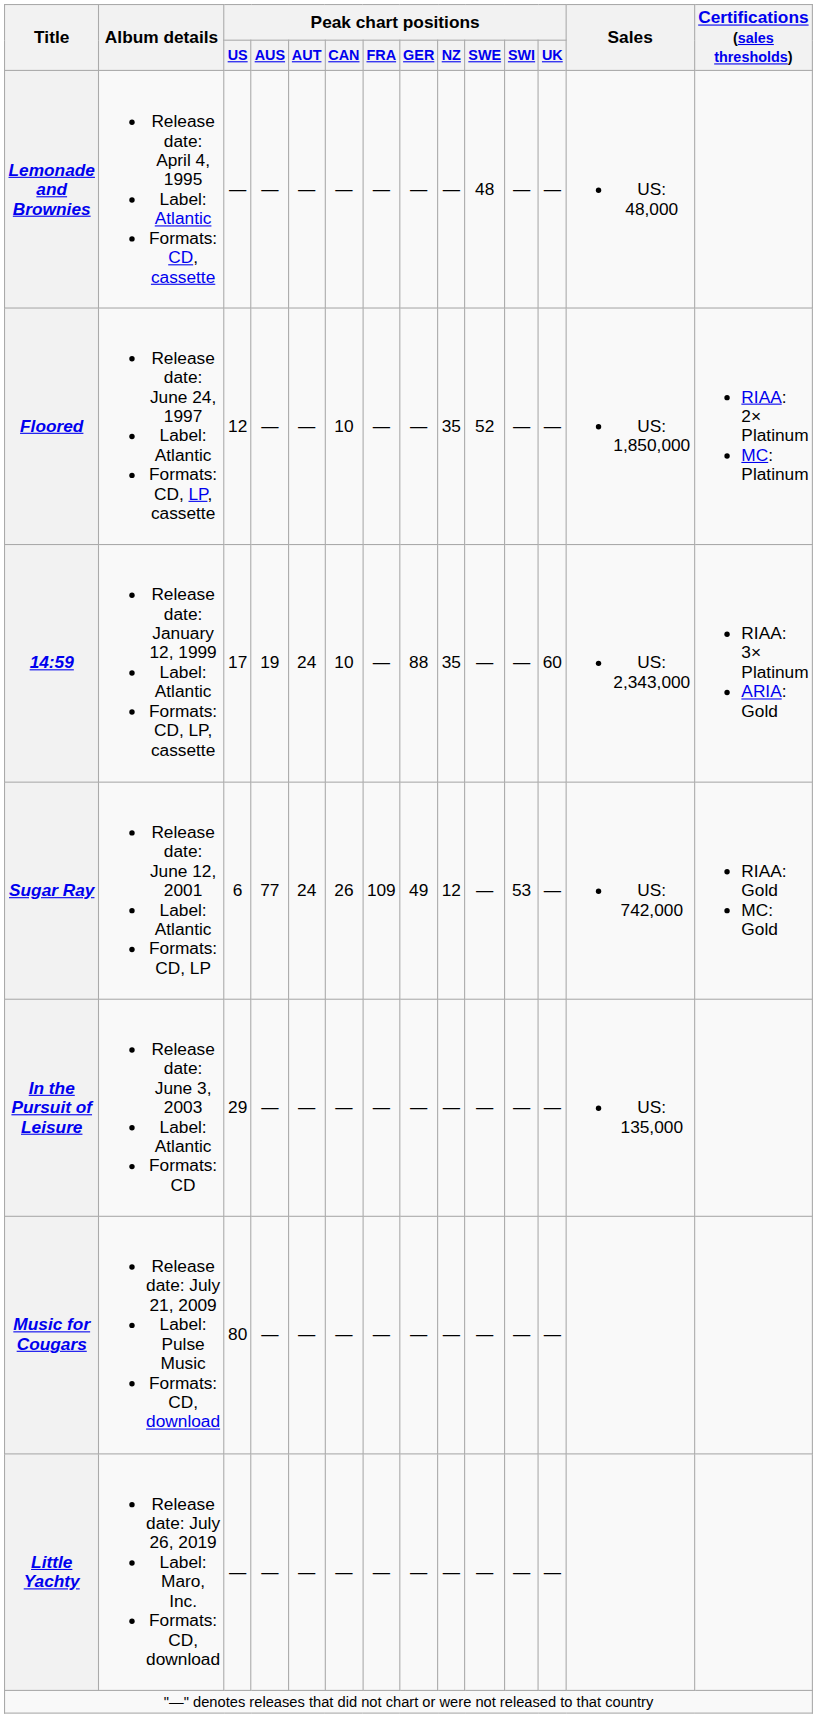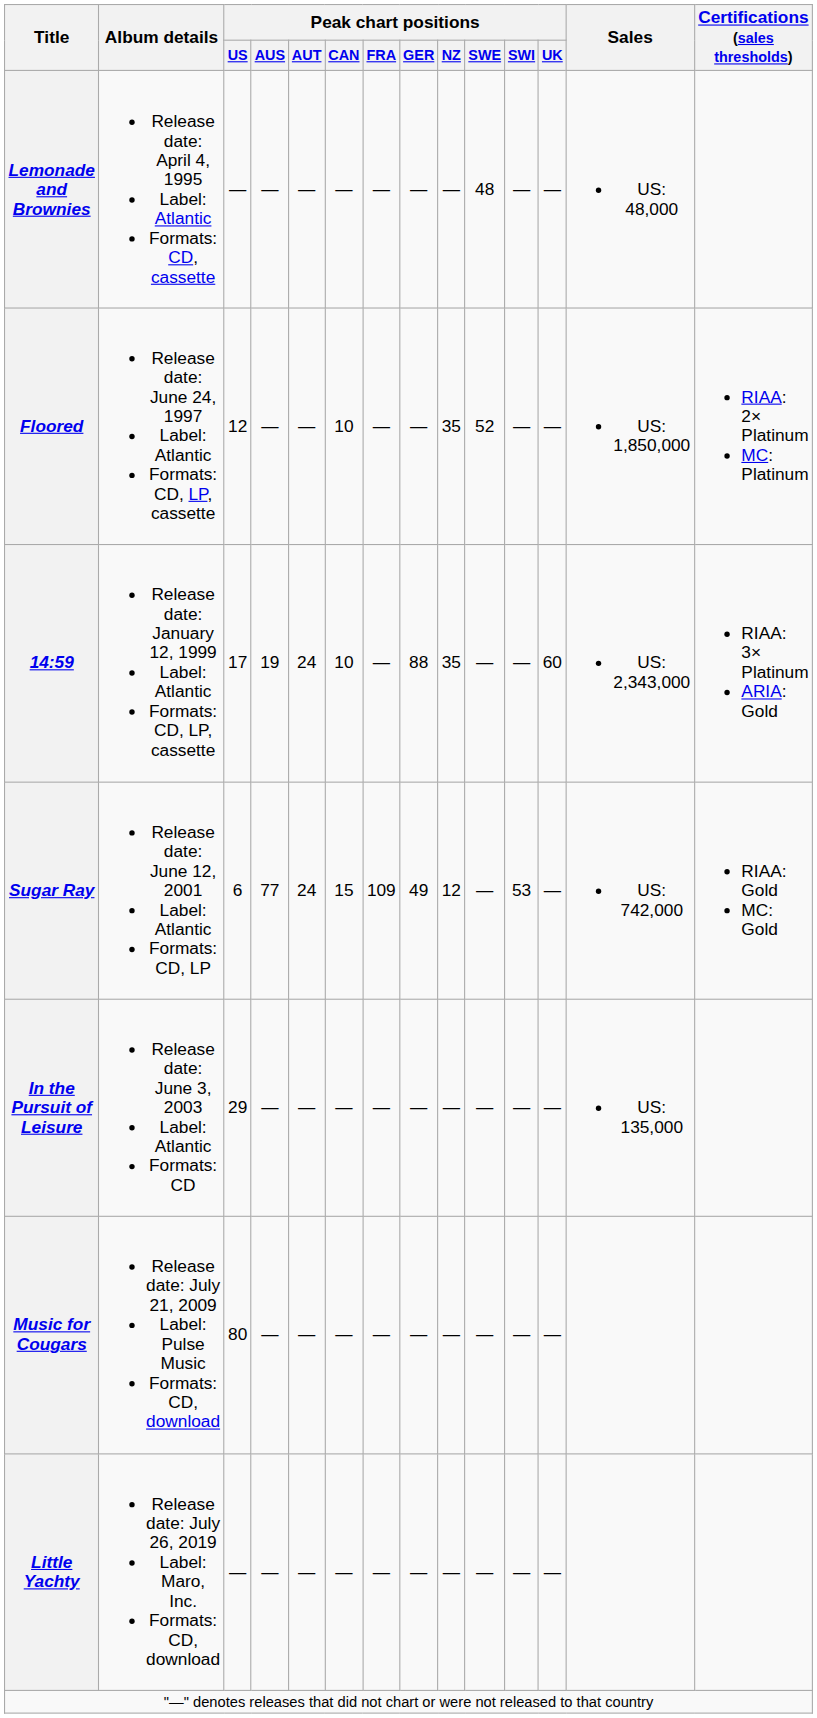(344, 890) 26 -> (344, 890) 15
